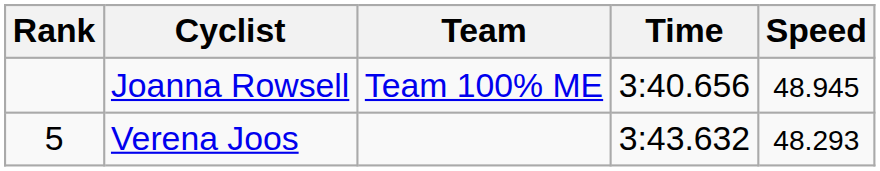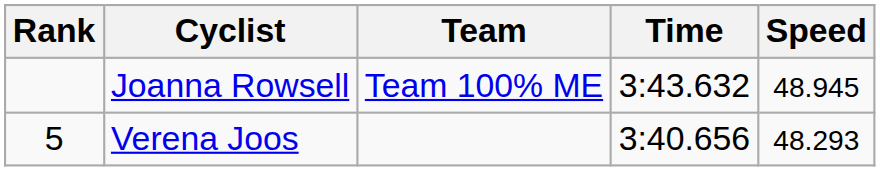(684, 84) 3:40.656 -> (684, 84) 3:43.632
(684, 138) 3:43.632 -> (684, 138) 3:40.656
